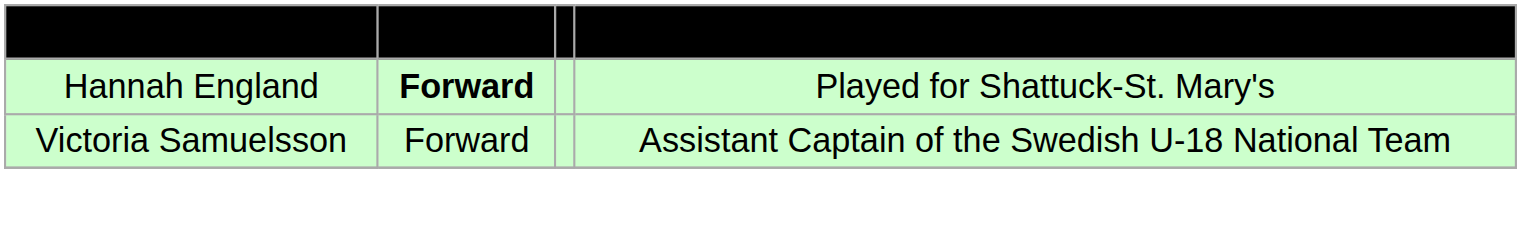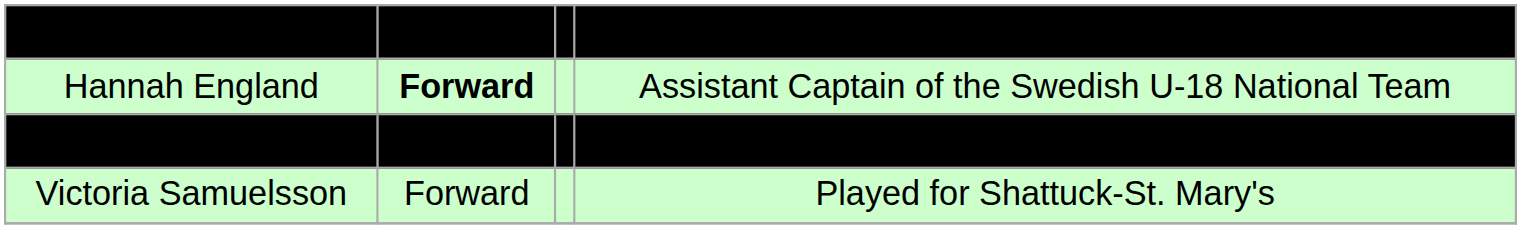(1045, 85) Played for Shattuck-St. Mary's -> (1045, 85) Assistant Captain of the Swedish U-18 National Team
+ row: (191, 140)
(1045, 140) Assistant Captain of the Swedish U-18 National Team -> (1045, 194) Played for Shattuck-St. Mary's
